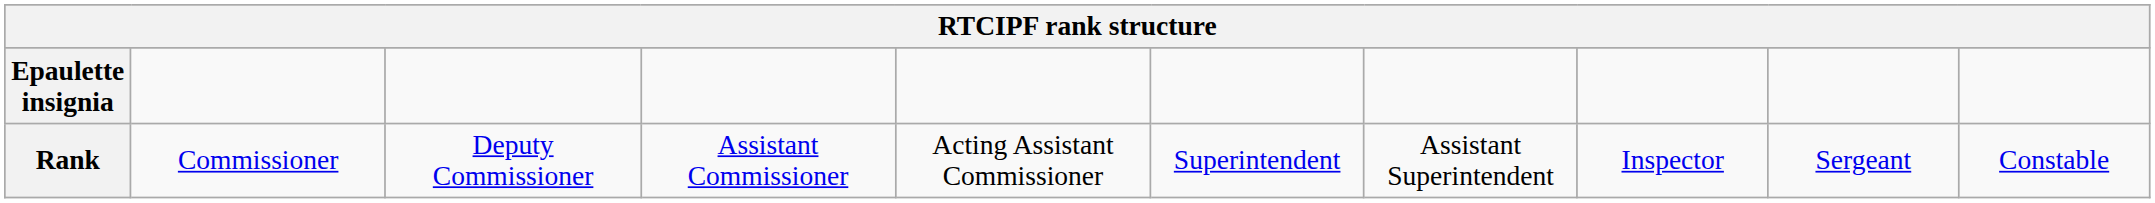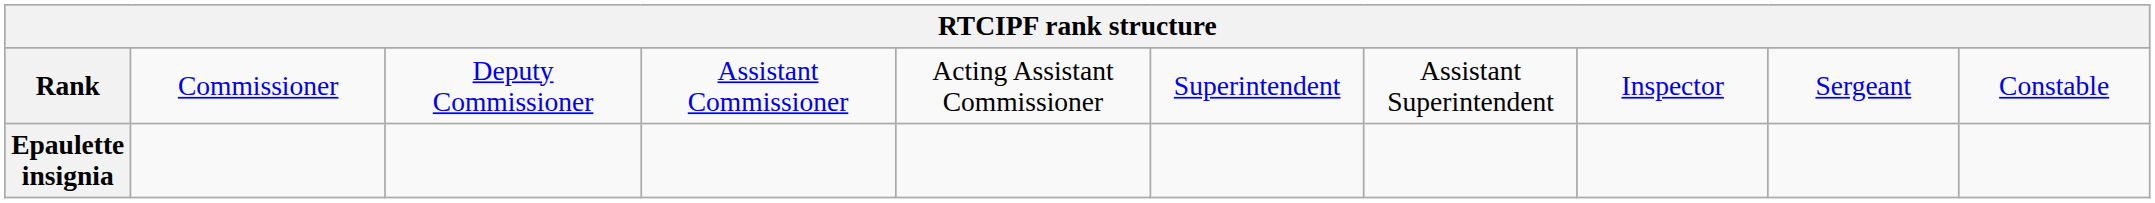rows swapped: (68, 160) <-> (68, 85)
